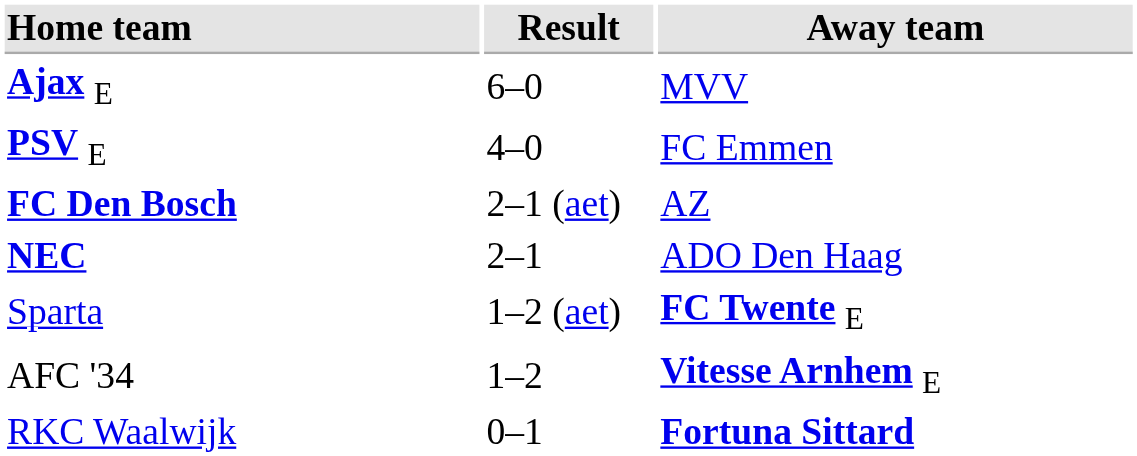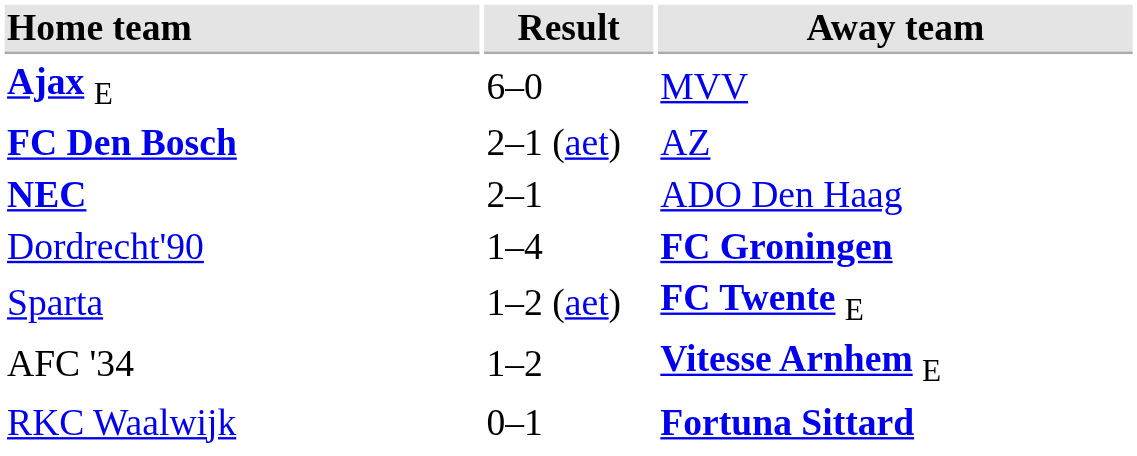- row: (57, 148)
+ row: (105, 246)
